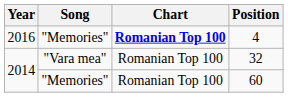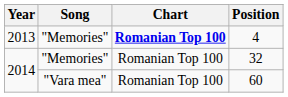(21, 37) 2016 -> (21, 37) 2013
(75, 59) "Vara mea" -> (75, 59) "Memories"
(75, 80) "Memories" -> (75, 80) "Vara mea"
